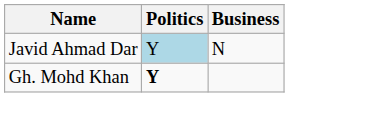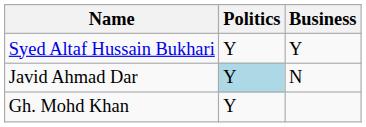+ row: (112, 48)
(153, 77) bold -> (230, 106) normal
